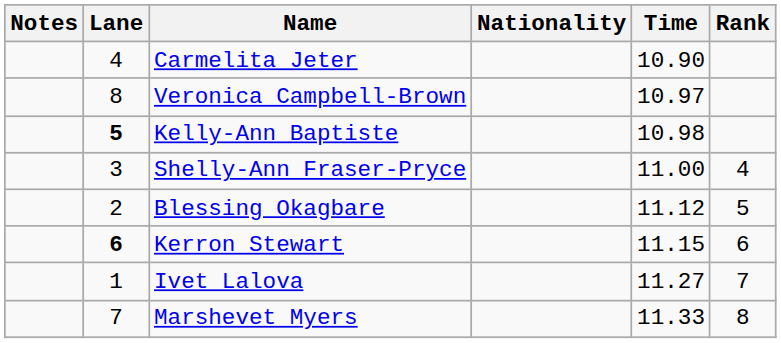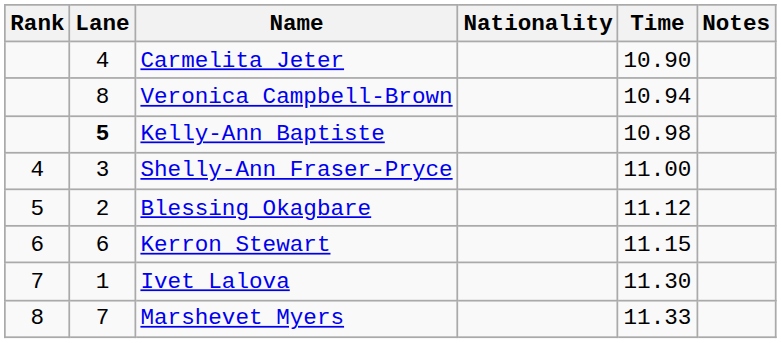columns swapped: (743, 23) <-> (44, 23)
(671, 97) 10.97 -> (657, 97) 10.94
(116, 245) bold -> (103, 245) normal
(671, 281) 11.27 -> (657, 281) 11.30
